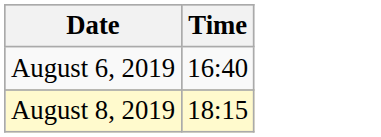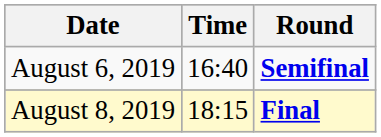+ column: (315, 25)
